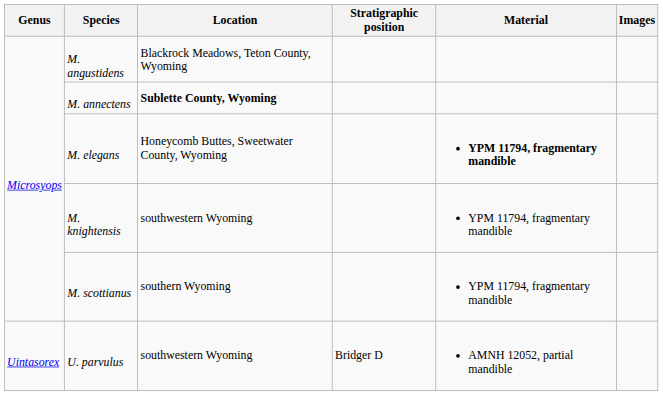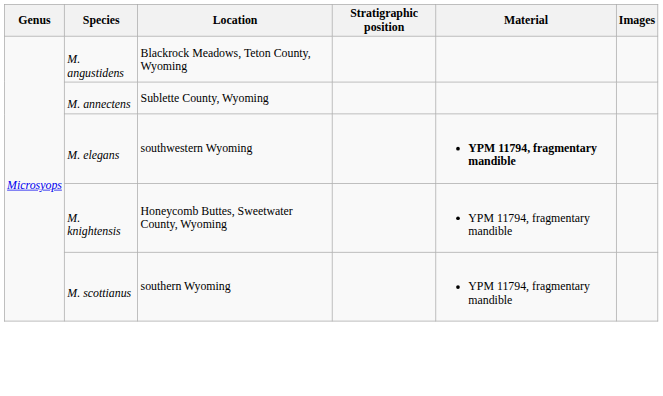(208, 98) bold -> (205, 98) normal
(217, 148) Honeycomb Buttes, Sweetwater County, Wyoming -> (196, 148) southwestern Wyoming
(196, 217) southwestern Wyoming -> (217, 217) Honeycomb Buttes, Sweetwater County, Wyoming
- row: (95, 362)
